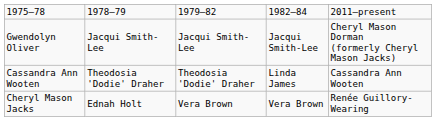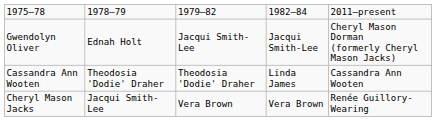(123, 42) Jacqui Smith-Lee -> (115, 42) Ednah Holt
(115, 104) Ednah Holt -> (123, 104) Jacqui Smith-Lee
